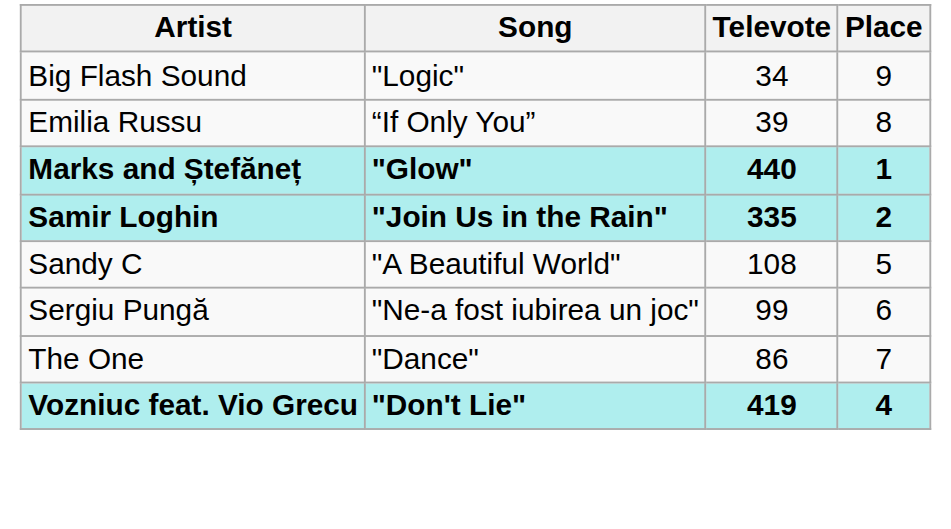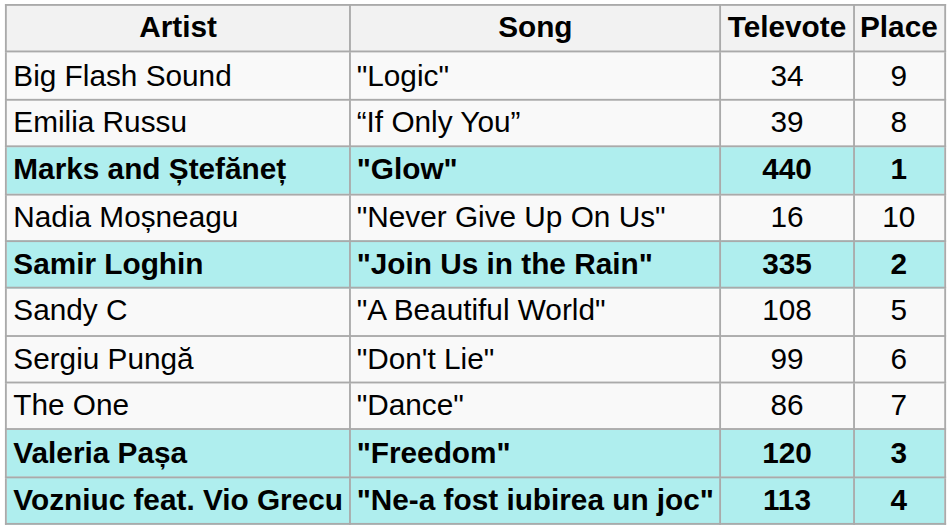+ row: (126, 216)
(535, 311) "Ne-a fost iubirea un joc" -> (426, 358) "Don't Lie"
+ row: (100, 452)
(449, 405) "Don't Lie" -> (535, 500) "Ne-a fost iubirea un joc"
(772, 405) 419 -> (787, 500) 113
